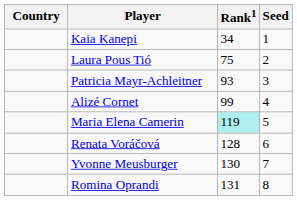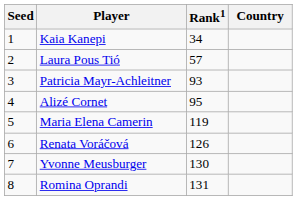columns swapped: (36, 16) <-> (276, 16)
(227, 60) 75 -> (196, 60) 57
(227, 101) 99 -> (196, 101) 95
(230, 122) paleturquoise background -> (199, 122) no background
(230, 143) 128 -> (199, 143) 126
